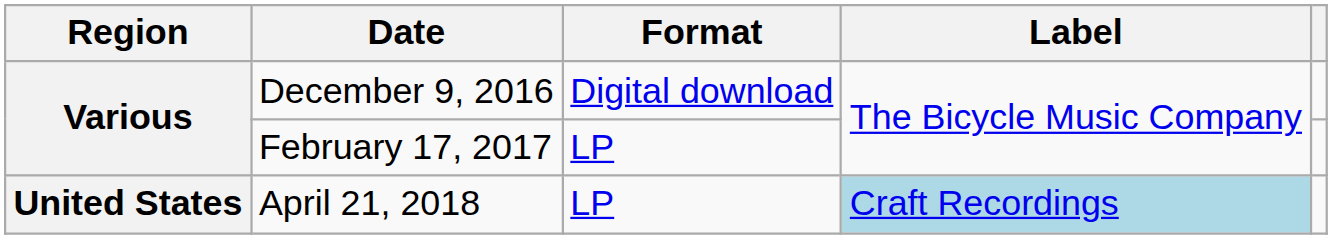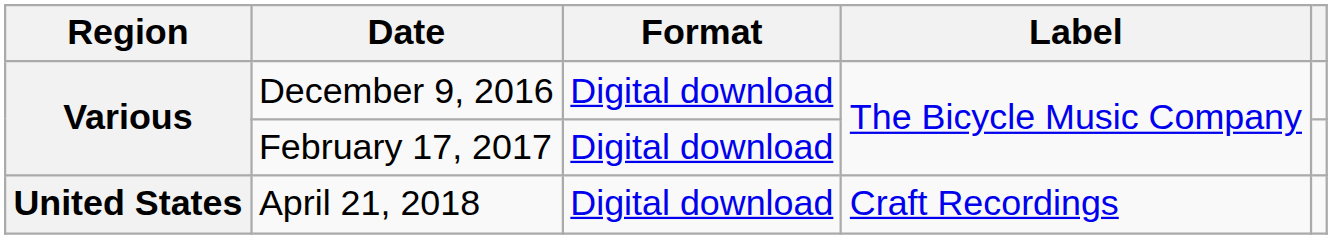(592, 146) LP -> (702, 146) Digital download
(592, 203) LP -> (702, 203) Digital download
(984, 203) lightblue background -> (984, 203) no background
